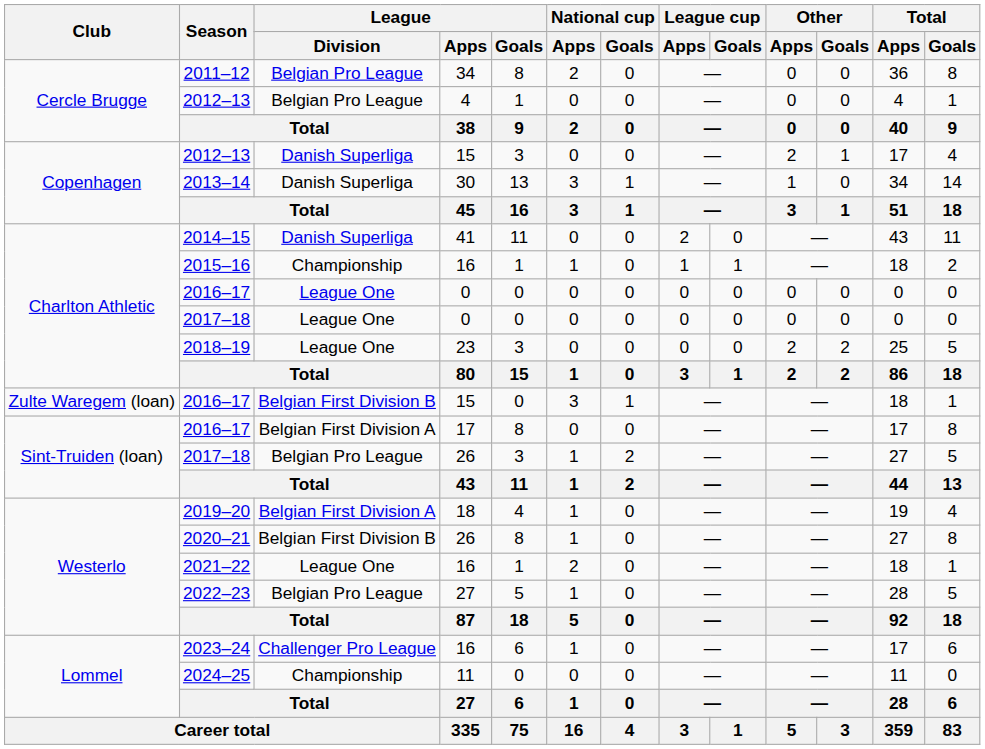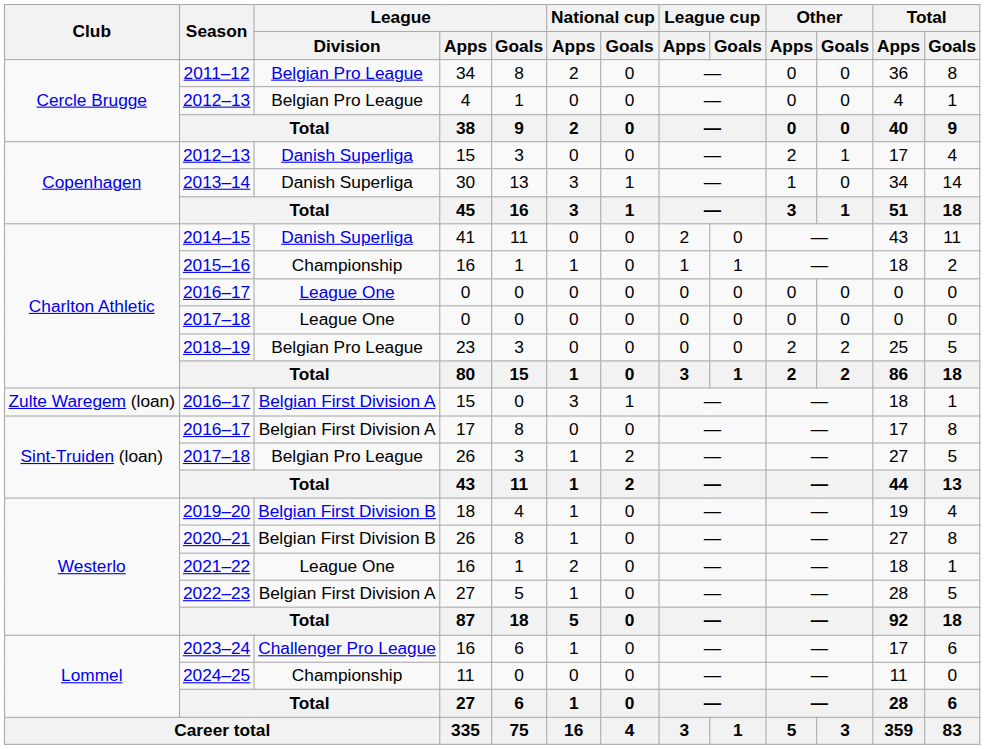(347, 347) League One -> (347, 347) Belgian Pro League
(347, 401) Belgian First Division B -> (347, 401) Belgian First Division A
(347, 511) Belgian First Division A -> (347, 511) Belgian First Division B
(347, 593) Belgian Pro League -> (347, 593) Belgian First Division A
